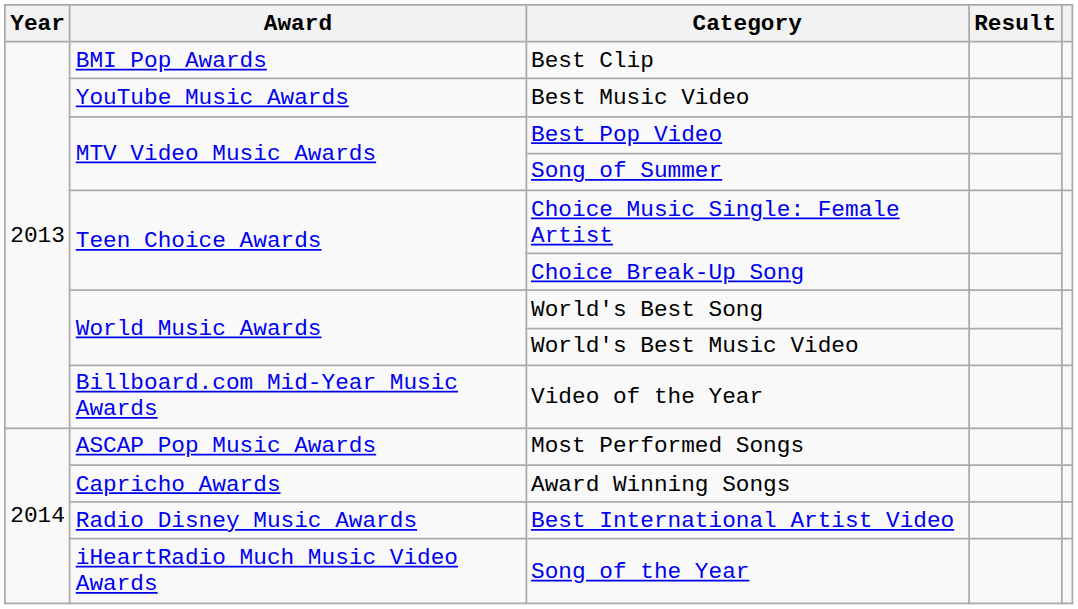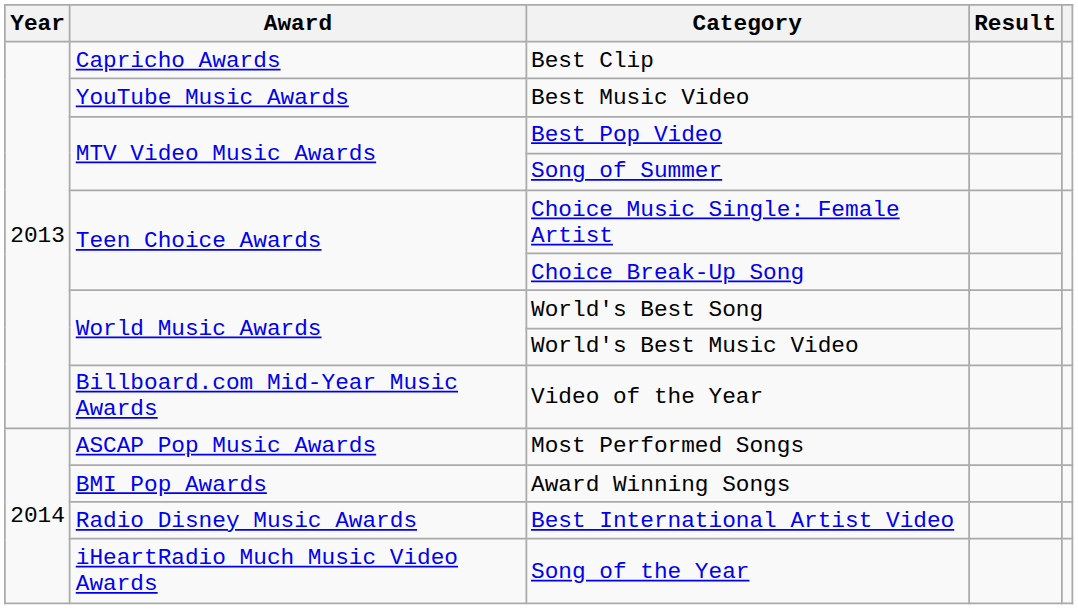(171, 60) BMI Pop Awards -> (178, 60) Capricho Awards
(178, 484) Capricho Awards -> (171, 484) BMI Pop Awards
